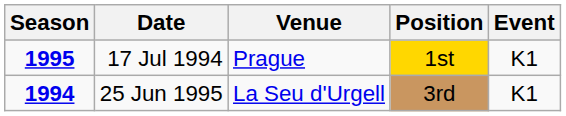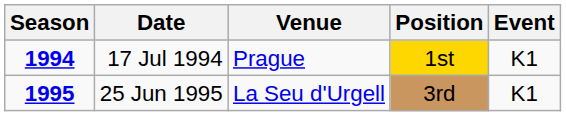(50, 58) 1995 -> (50, 58) 1994
(50, 93) 1994 -> (50, 93) 1995
